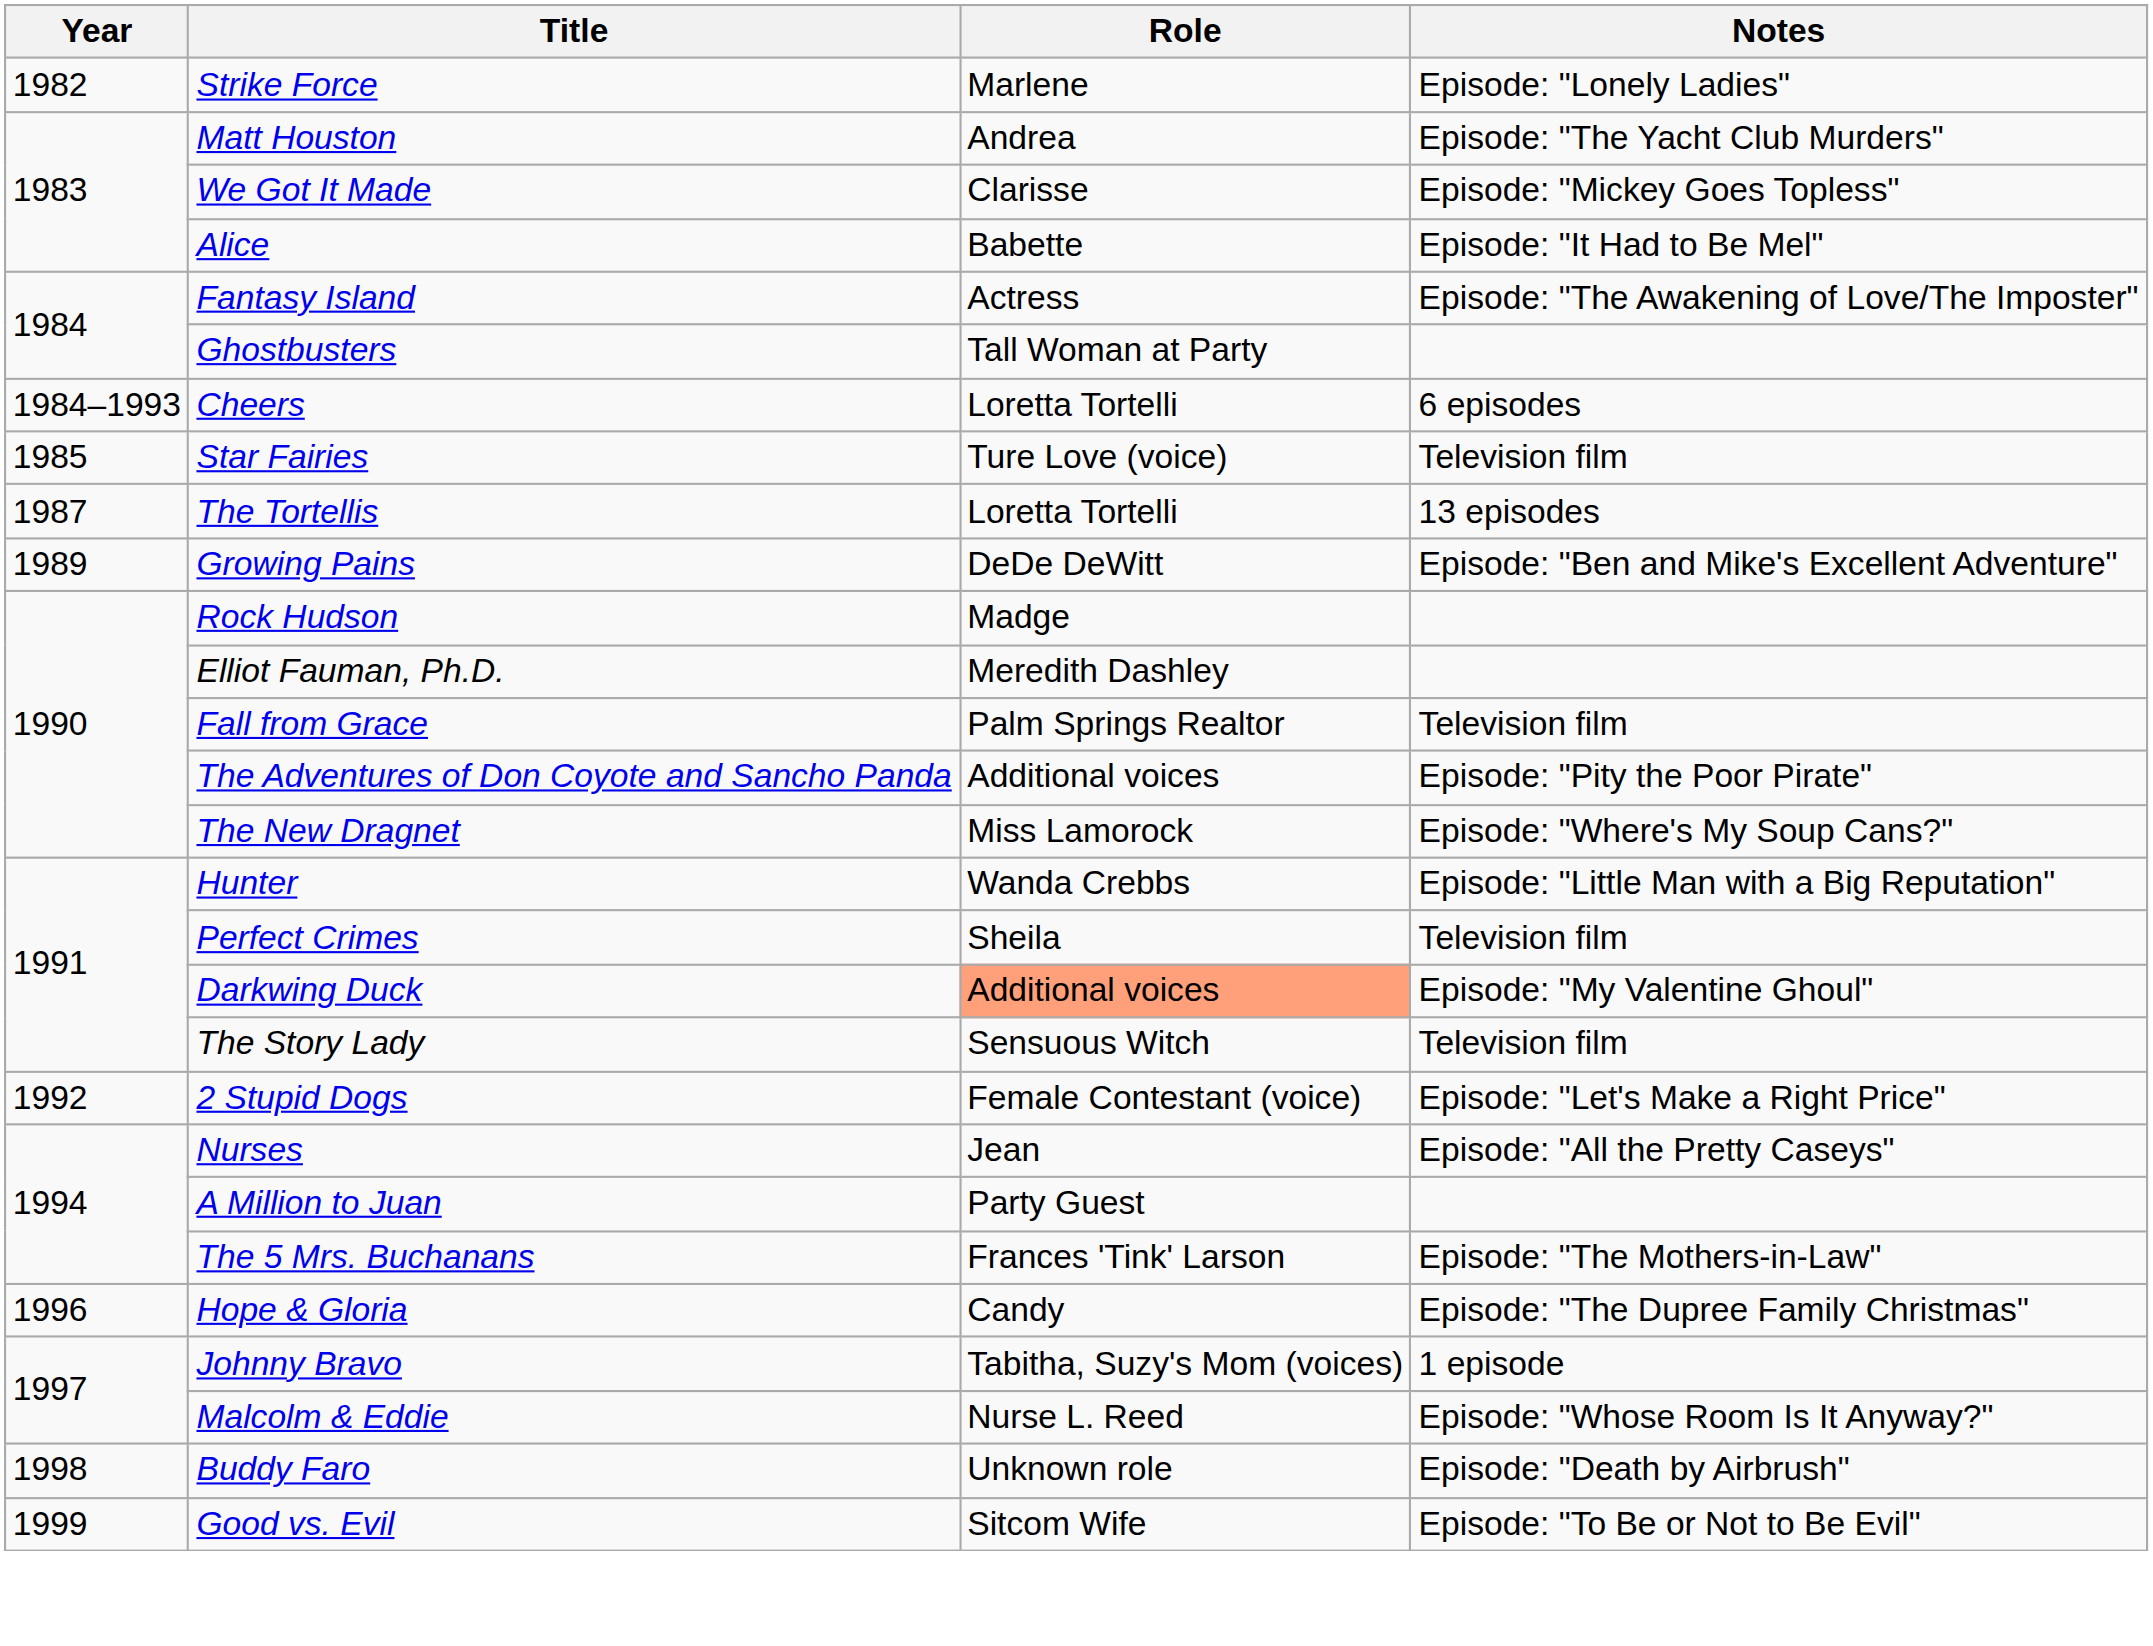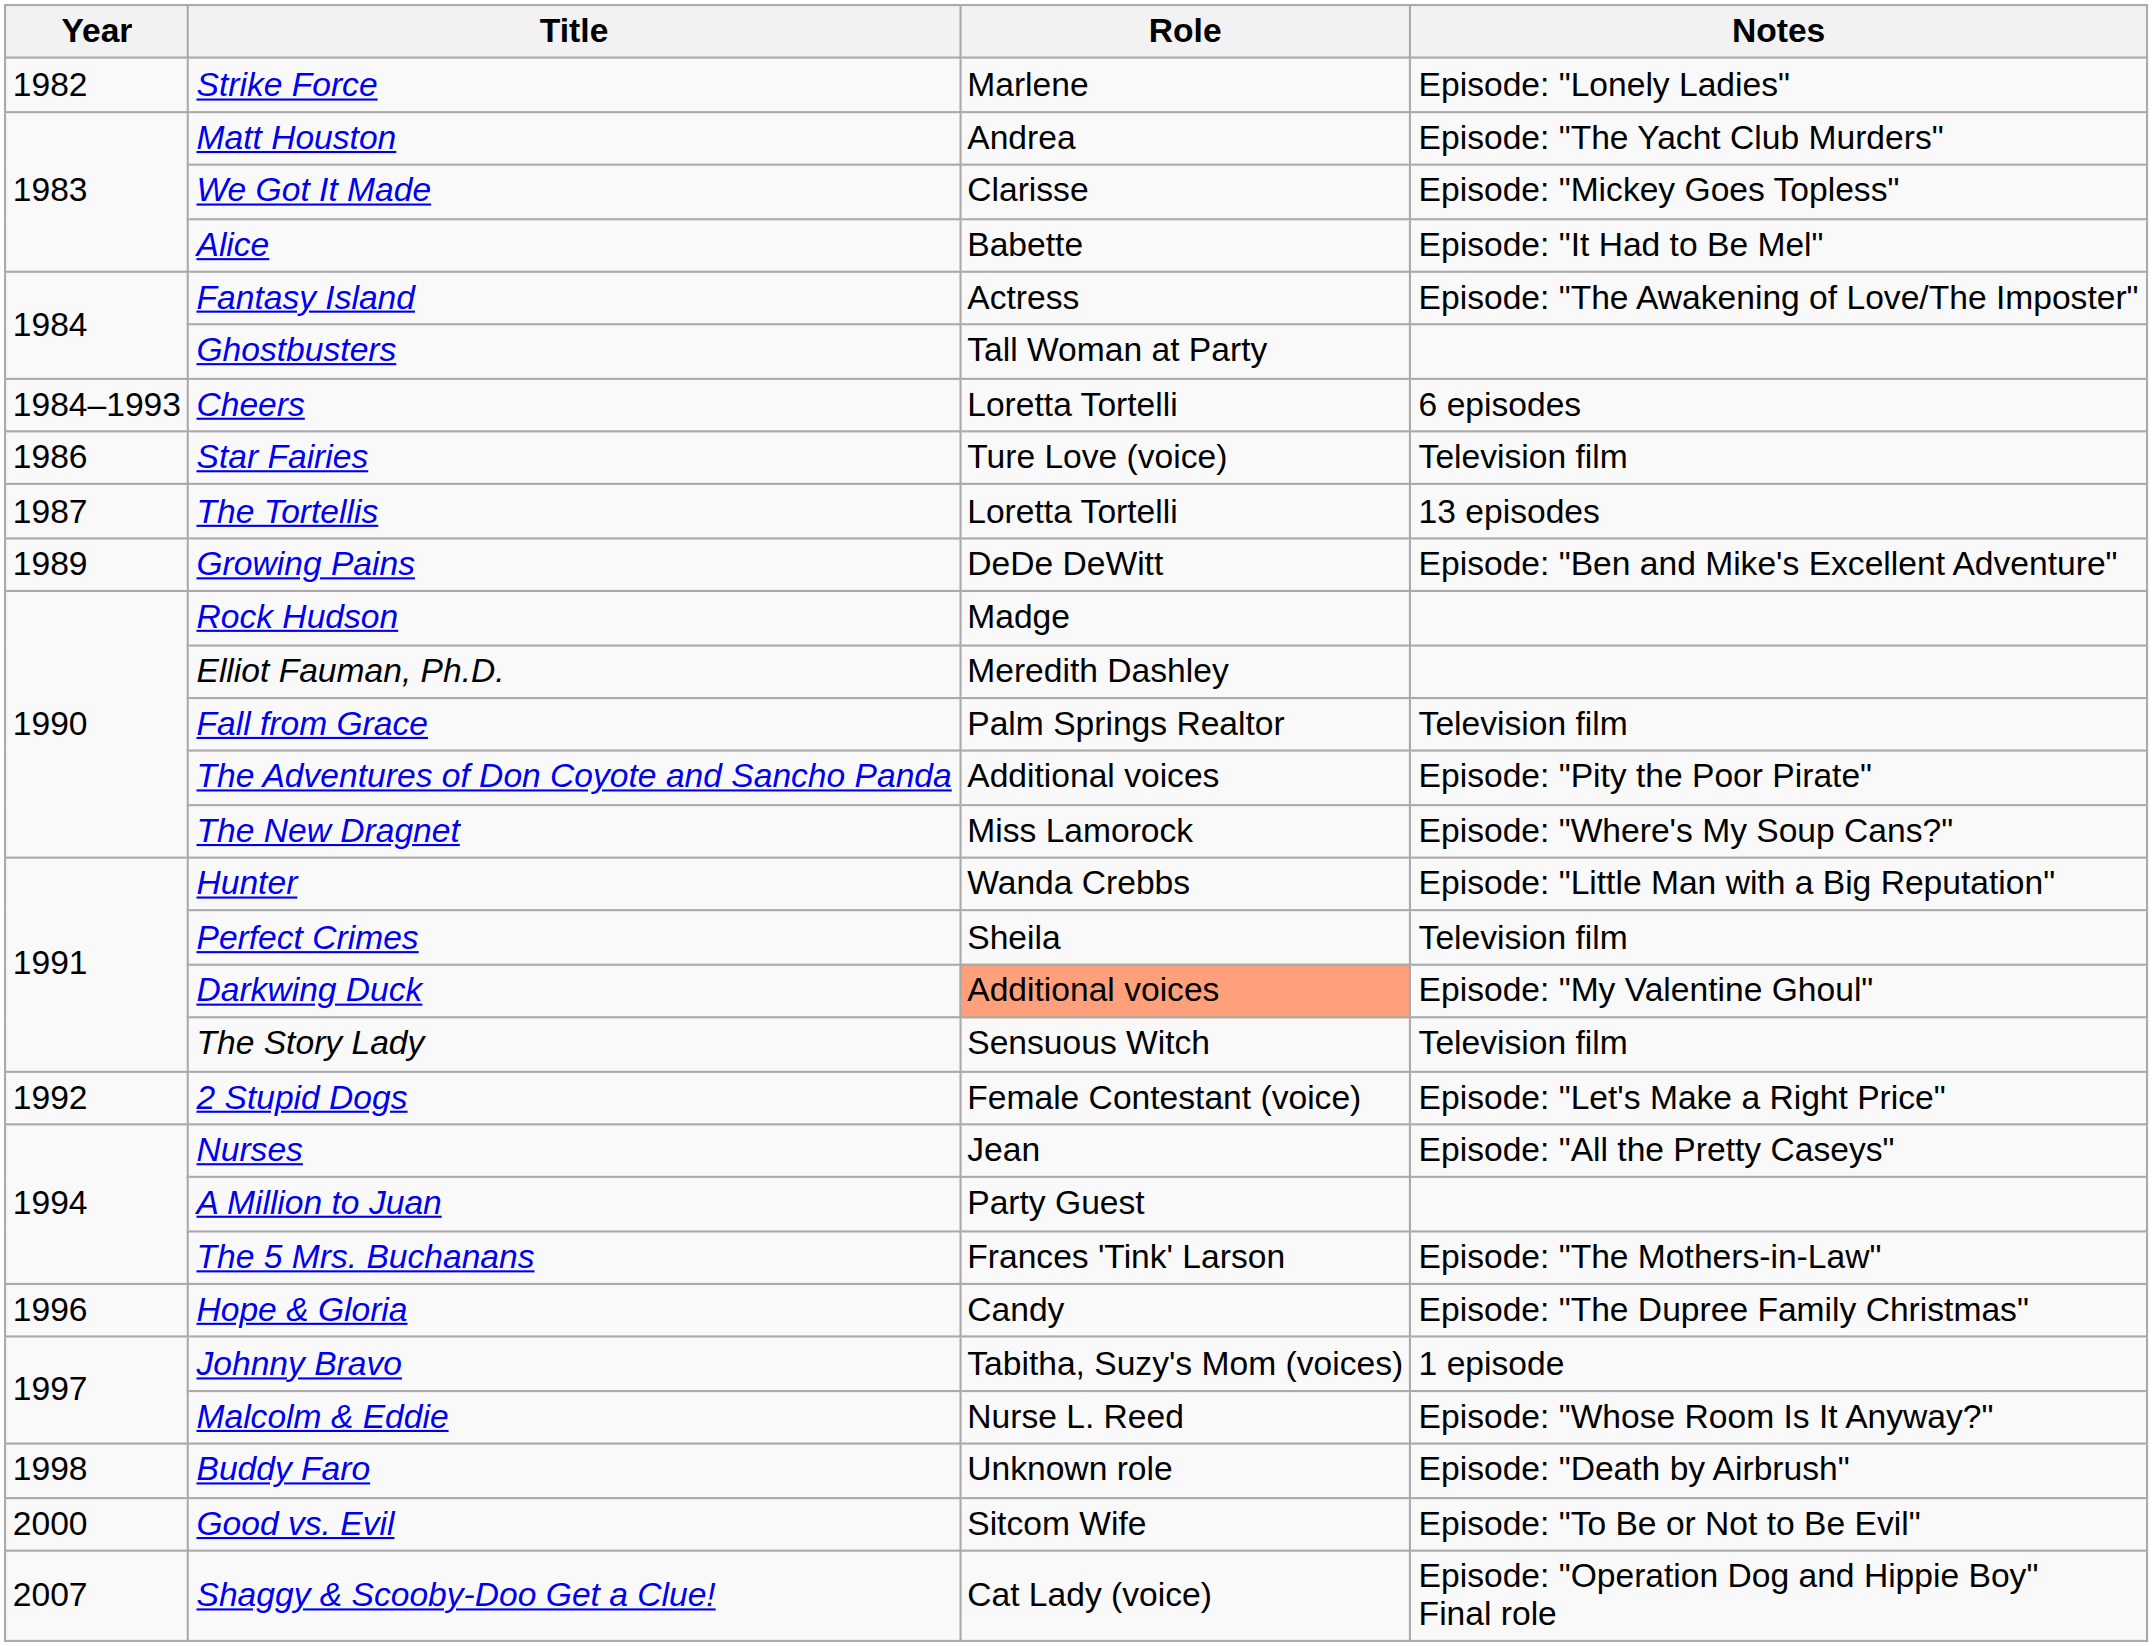(50, 457) 1985 -> (50, 457) 1986
(50, 1523) 1999 -> (50, 1523) 2000
+ row: (456, 1595)
